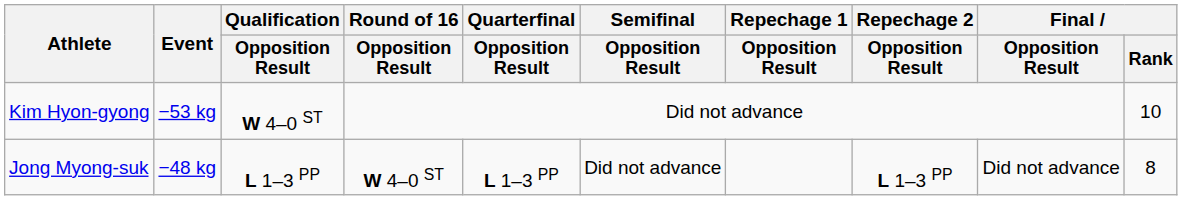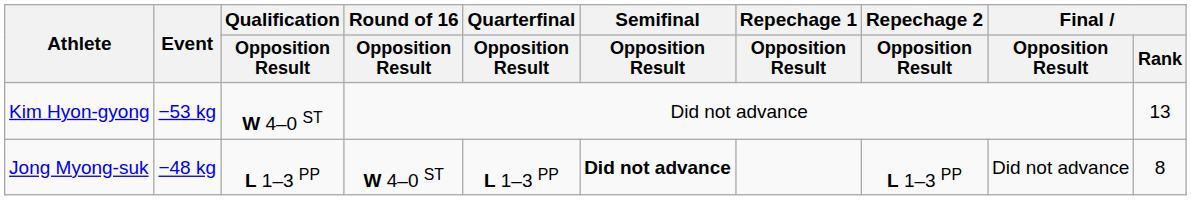(1151, 111) 10 -> (1160, 111) 13
(653, 167) normal -> (658, 167) bold
